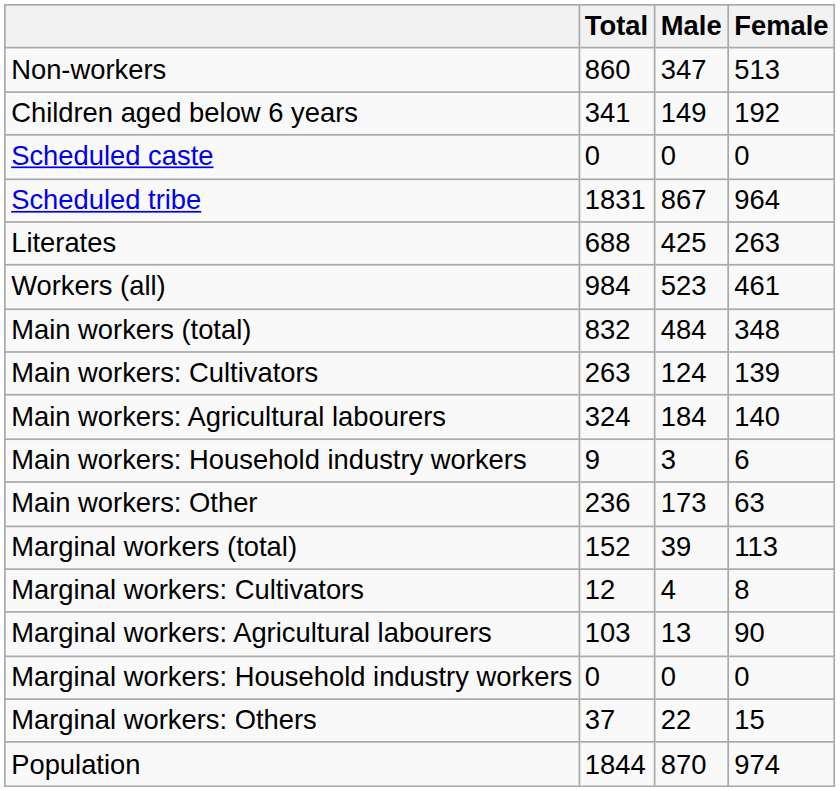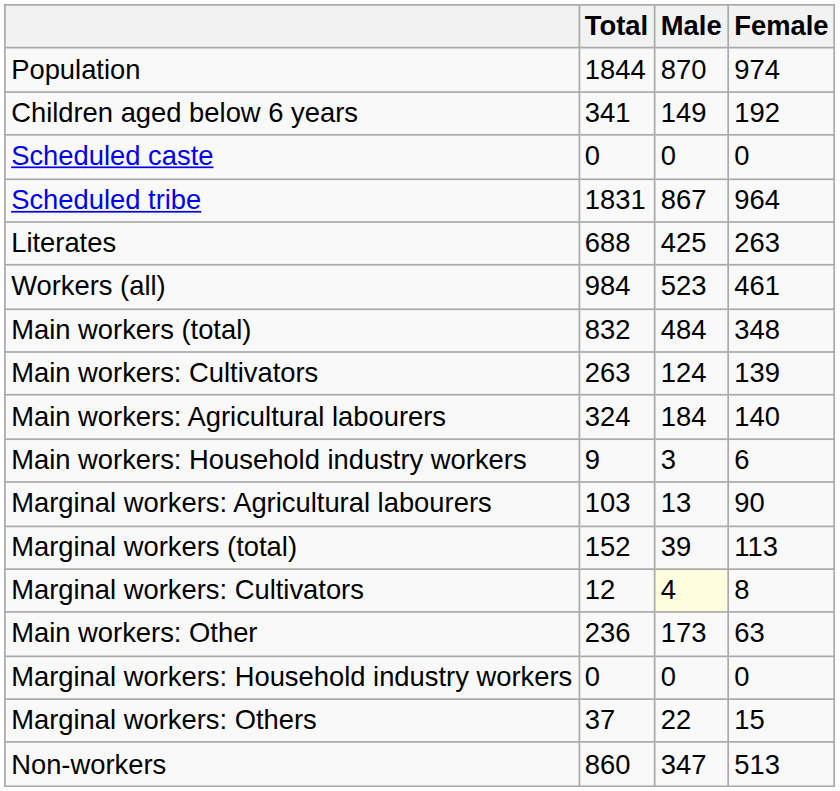rows swapped: (76, 763) <-> (89, 69)
rows swapped: (134, 503) <-> (251, 633)
(668, 590) no background -> (668, 590) lightyellow background
